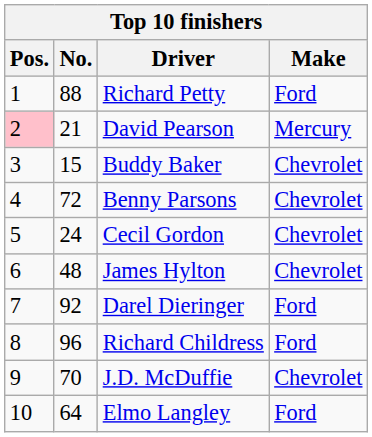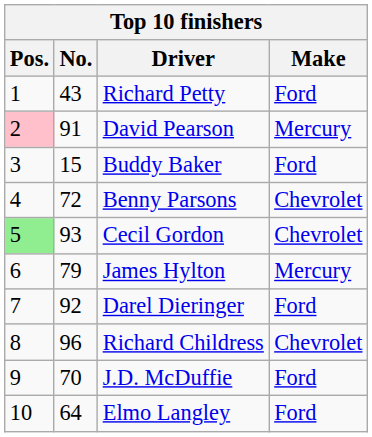(71, 93) 88 -> (71, 93) 43
(71, 128) 21 -> (71, 128) 91
(318, 164) Chevrolet -> (295, 164) Ford
(15, 235) no background -> (15, 235) lightgreen background
(71, 235) 24 -> (71, 235) 93
(71, 270) 48 -> (71, 270) 79
(318, 270) Chevrolet -> (313, 270) Mercury
(295, 341) Ford -> (318, 341) Chevrolet
(318, 377) Chevrolet -> (295, 377) Ford
